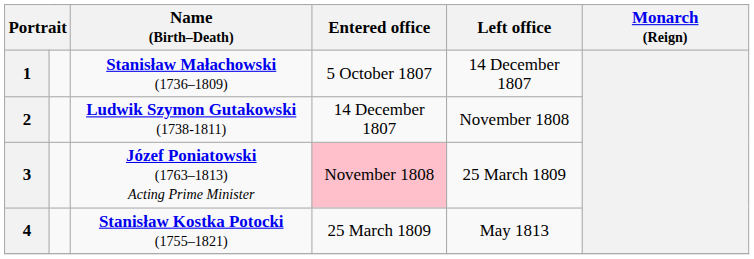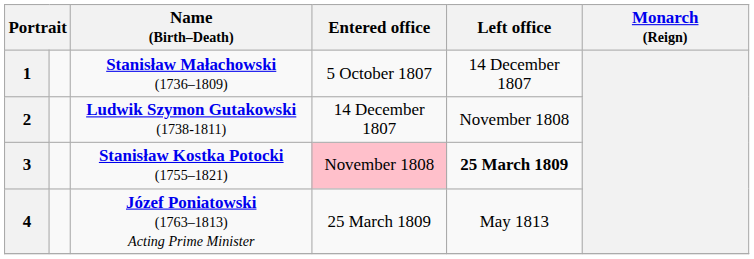(191, 174) Józef Poniatowski (1763–1813) Acting Prime Minister -> (191, 165) Stanisław Kostka Potocki (1755–1821)
(514, 174) normal -> (514, 165) bold
(191, 230) Stanisław Kostka Potocki (1755–1821) -> (191, 220) Józef Poniatowski (1763–1813) Acting Prime Minister
